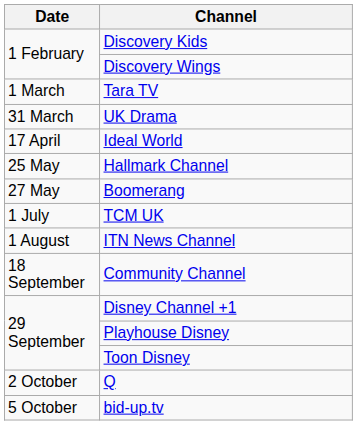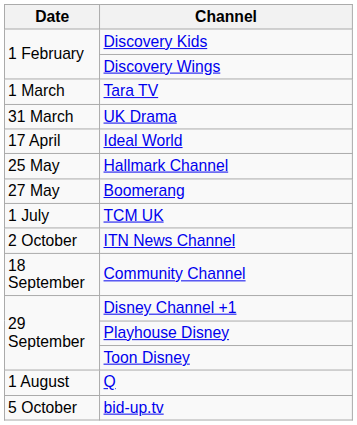(39, 240) 1 August -> (43, 240) 2 October
(43, 382) 2 October -> (39, 382) 1 August
